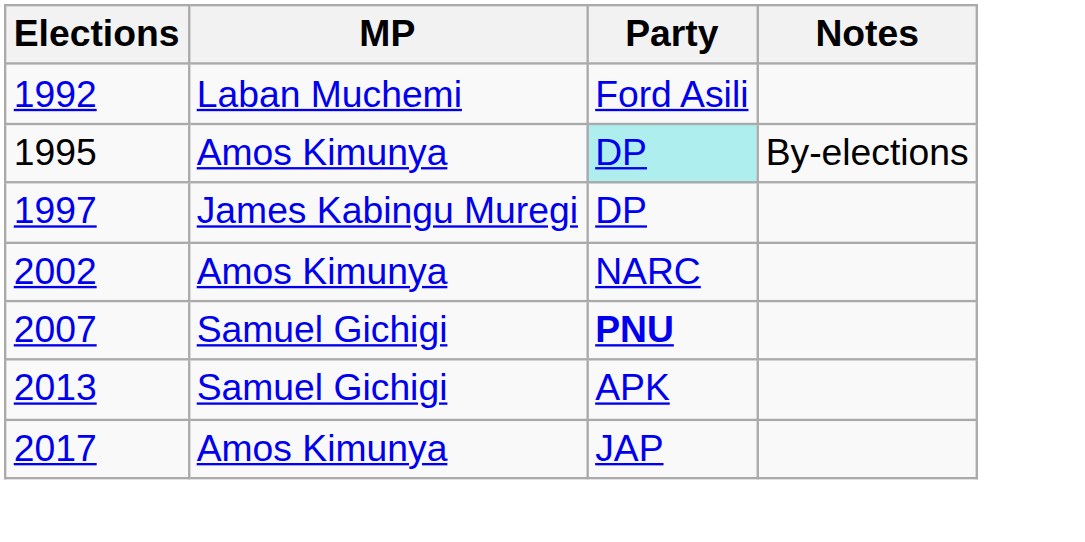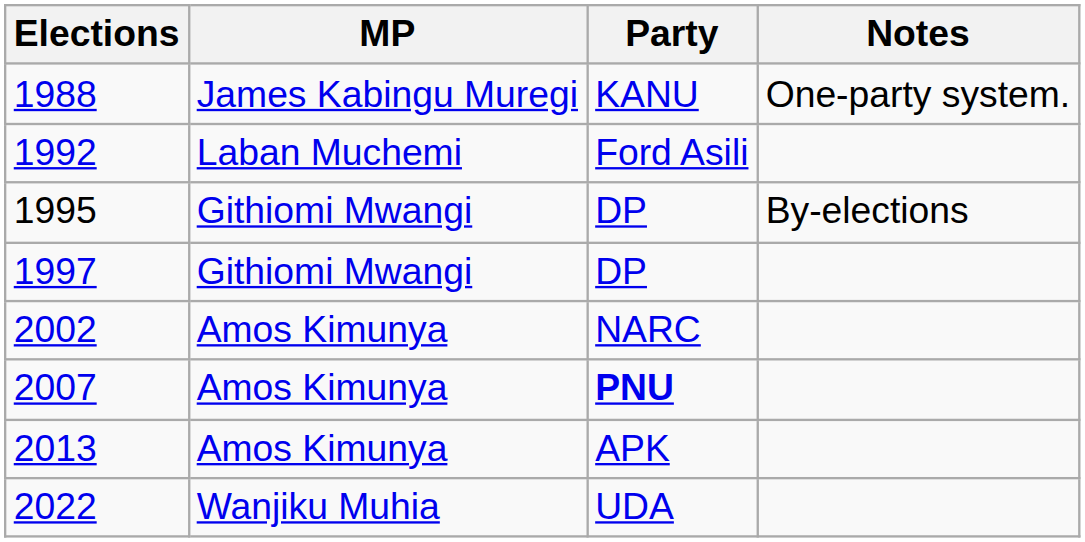+ row: (55, 93)
(322, 152) Amos Kimunya -> (334, 211) Githiomi Mwangi
(621, 152) paleturquoise background -> (621, 211) no background
(387, 211) James Kabingu Muregi -> (334, 270) Githiomi Mwangi
(322, 329) Samuel Gichigi -> (322, 388) Amos Kimunya
(322, 388) Samuel Gichigi -> (322, 447) Amos Kimunya
- row: (55, 447)
+ row: (55, 507)
